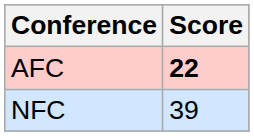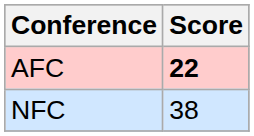(184, 109) 39 -> (184, 109) 38
